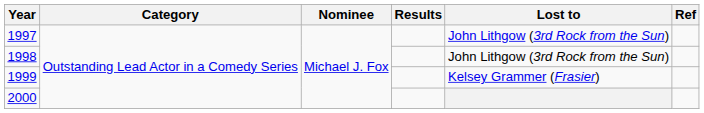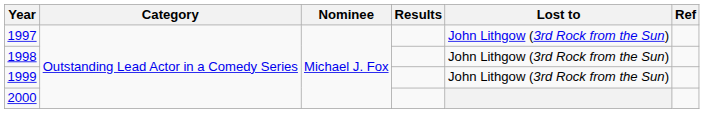(524, 77) Kelsey Grammer (Frasier) -> (559, 77) John Lithgow (3rd Rock from the Sun)
